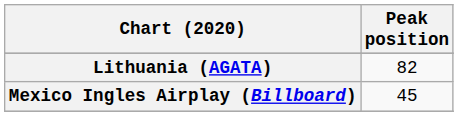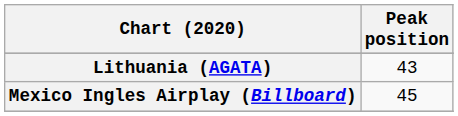(407, 68) 82 -> (407, 68) 43
